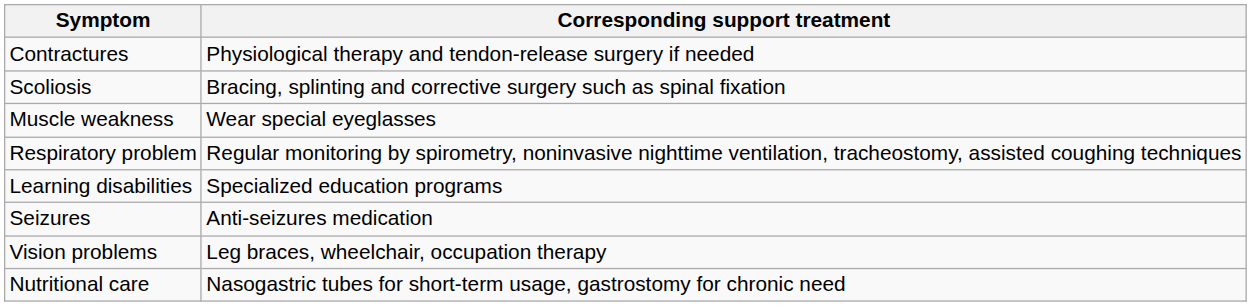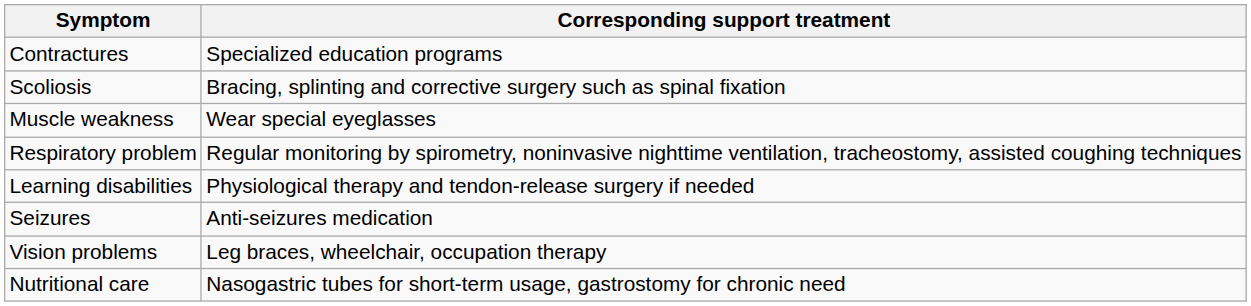(480, 53) Physiological therapy and tendon-release surgery if needed -> (354, 53) Specialized education programs
(354, 185) Specialized education programs -> (480, 185) Physiological therapy and tendon-release surgery if needed
